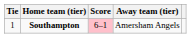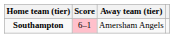- column: (12, 11)
